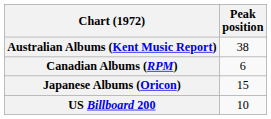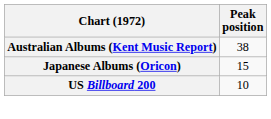- row: (112, 66)
